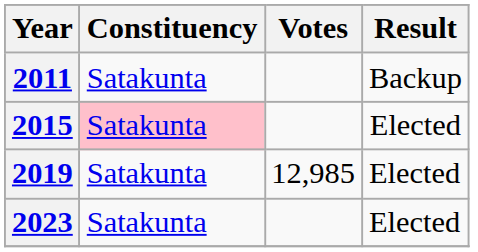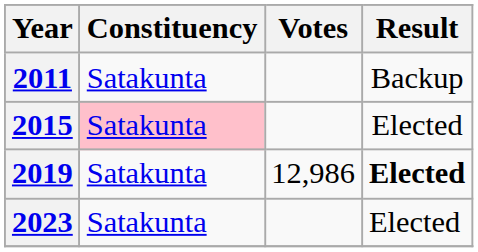(313, 173) 12,985 -> (313, 173) 12,986
(415, 173) normal -> (417, 173) bold
